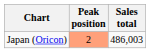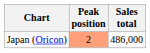(127, 39) 486,003 -> (127, 39) 486,000
